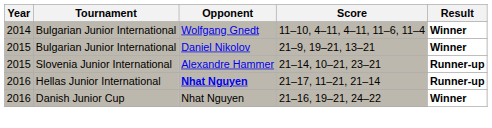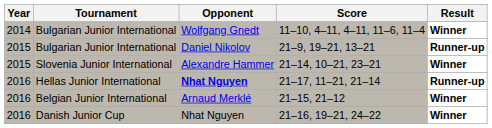(448, 47) Winner -> (457, 47) Runner-up
(457, 64) Runner-up -> (448, 64) Winner
+ row: (312, 99)
